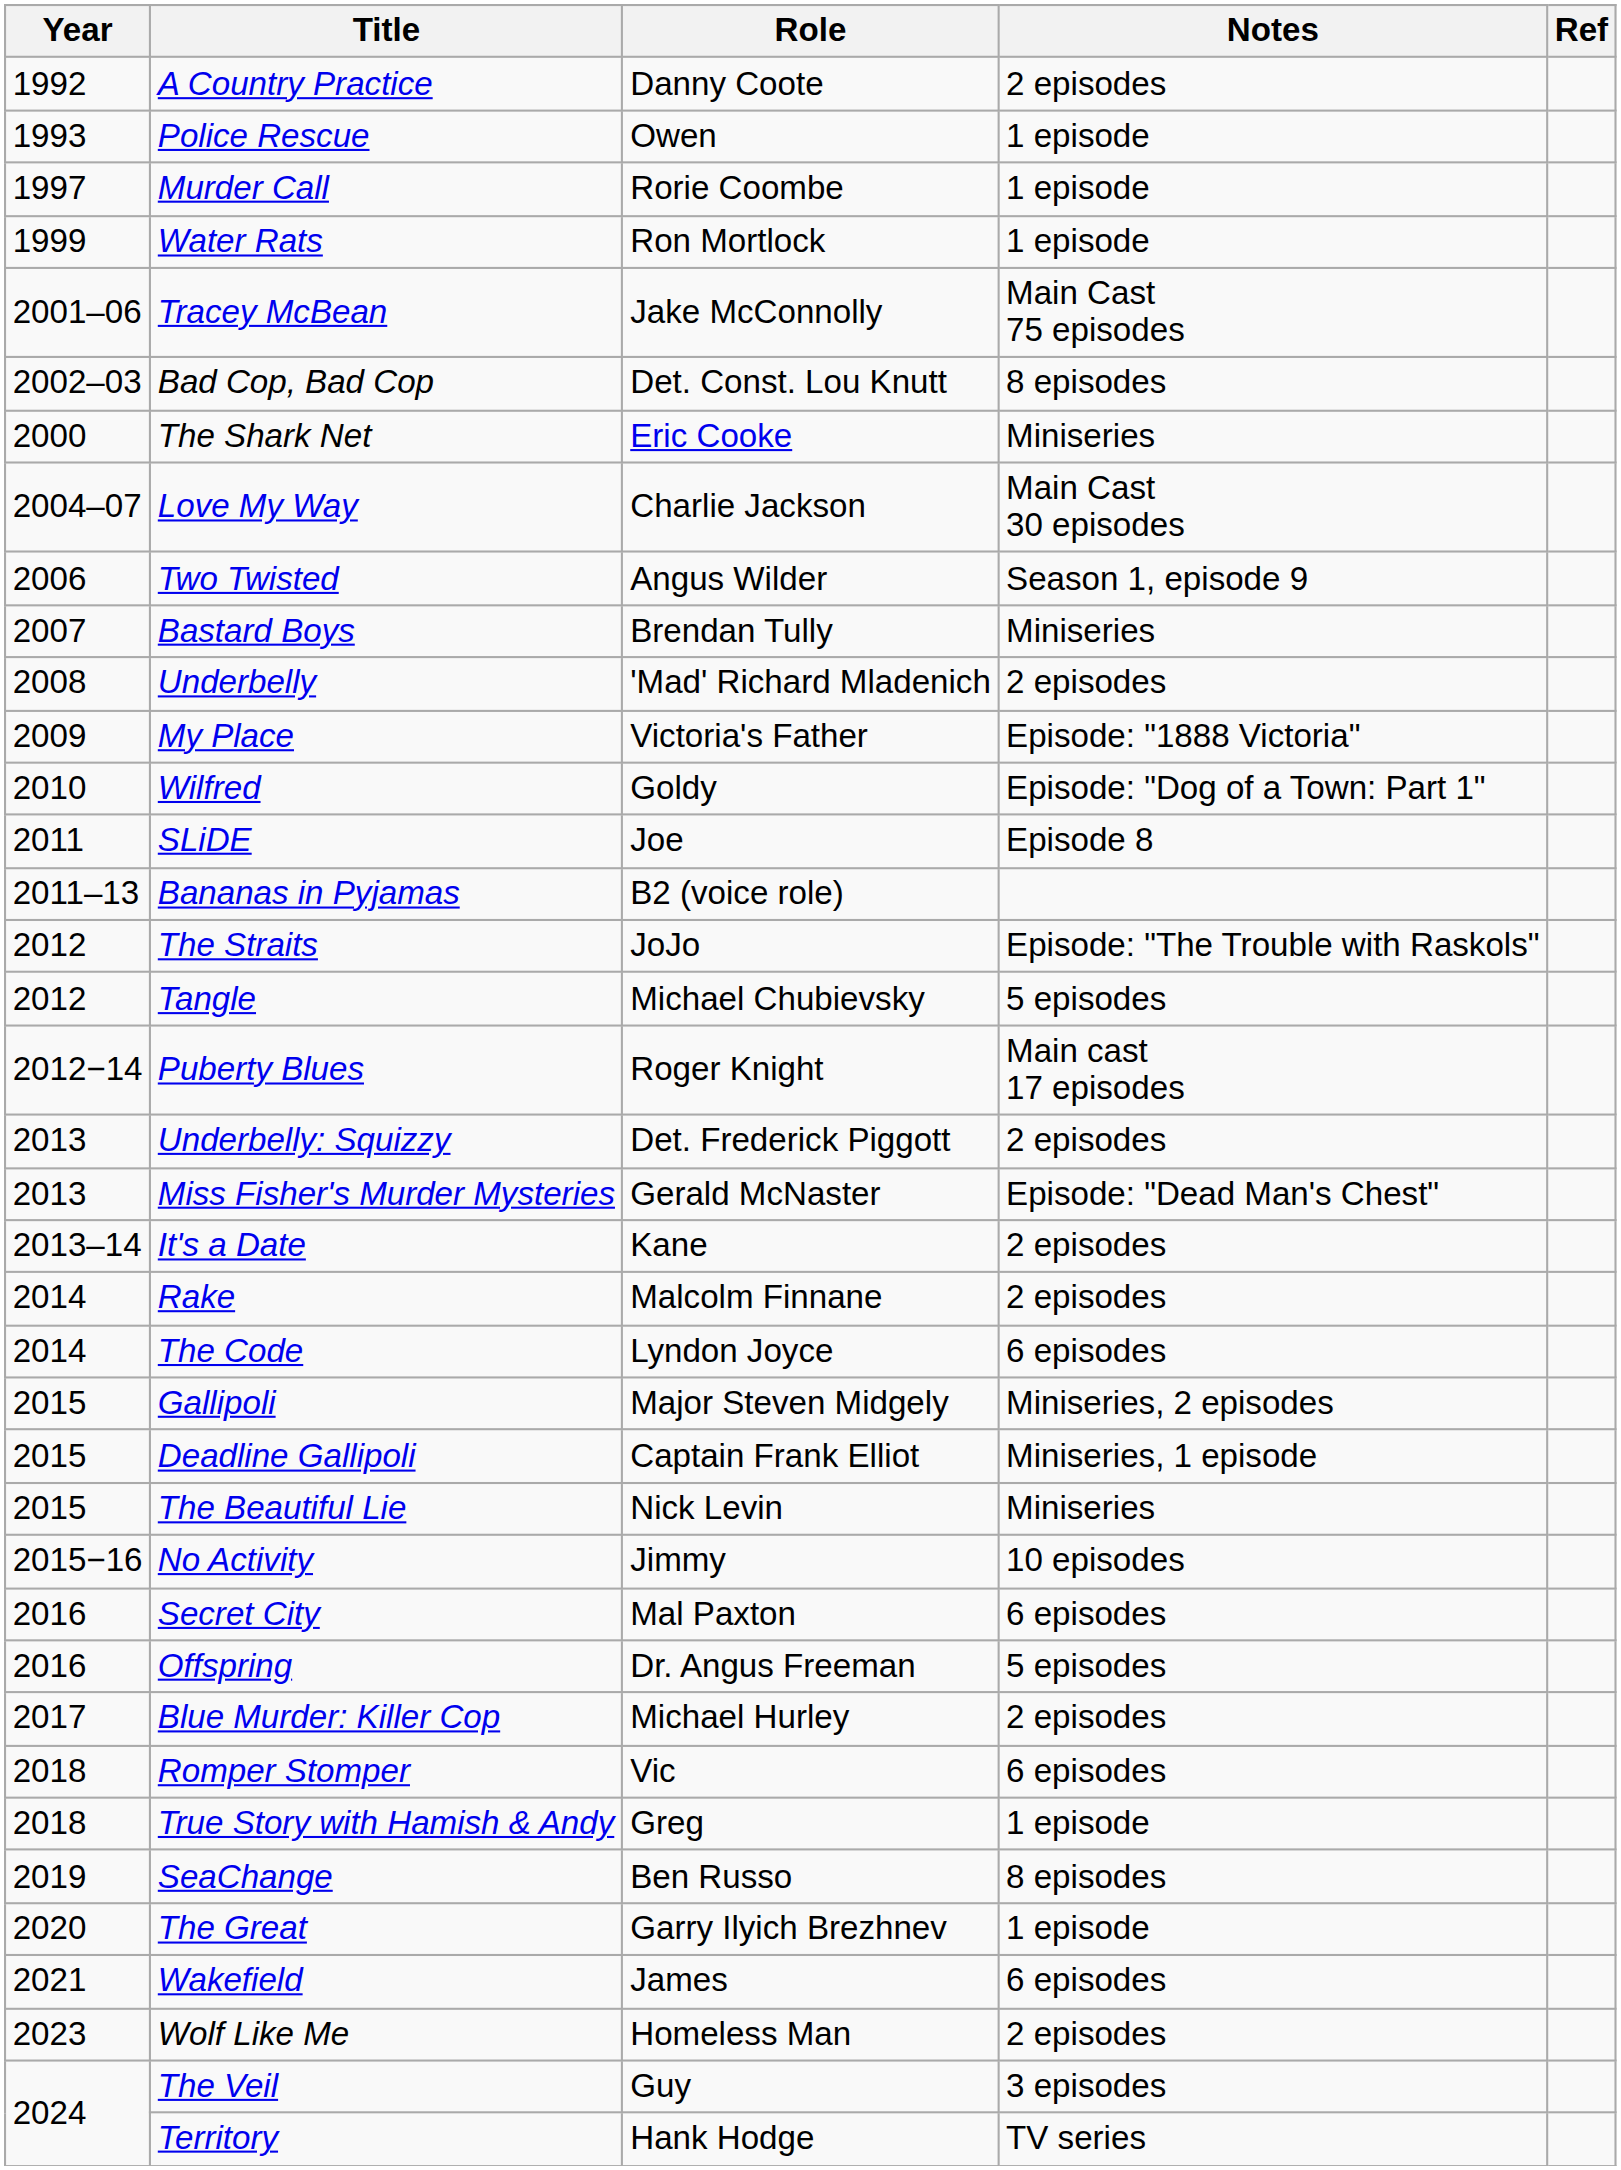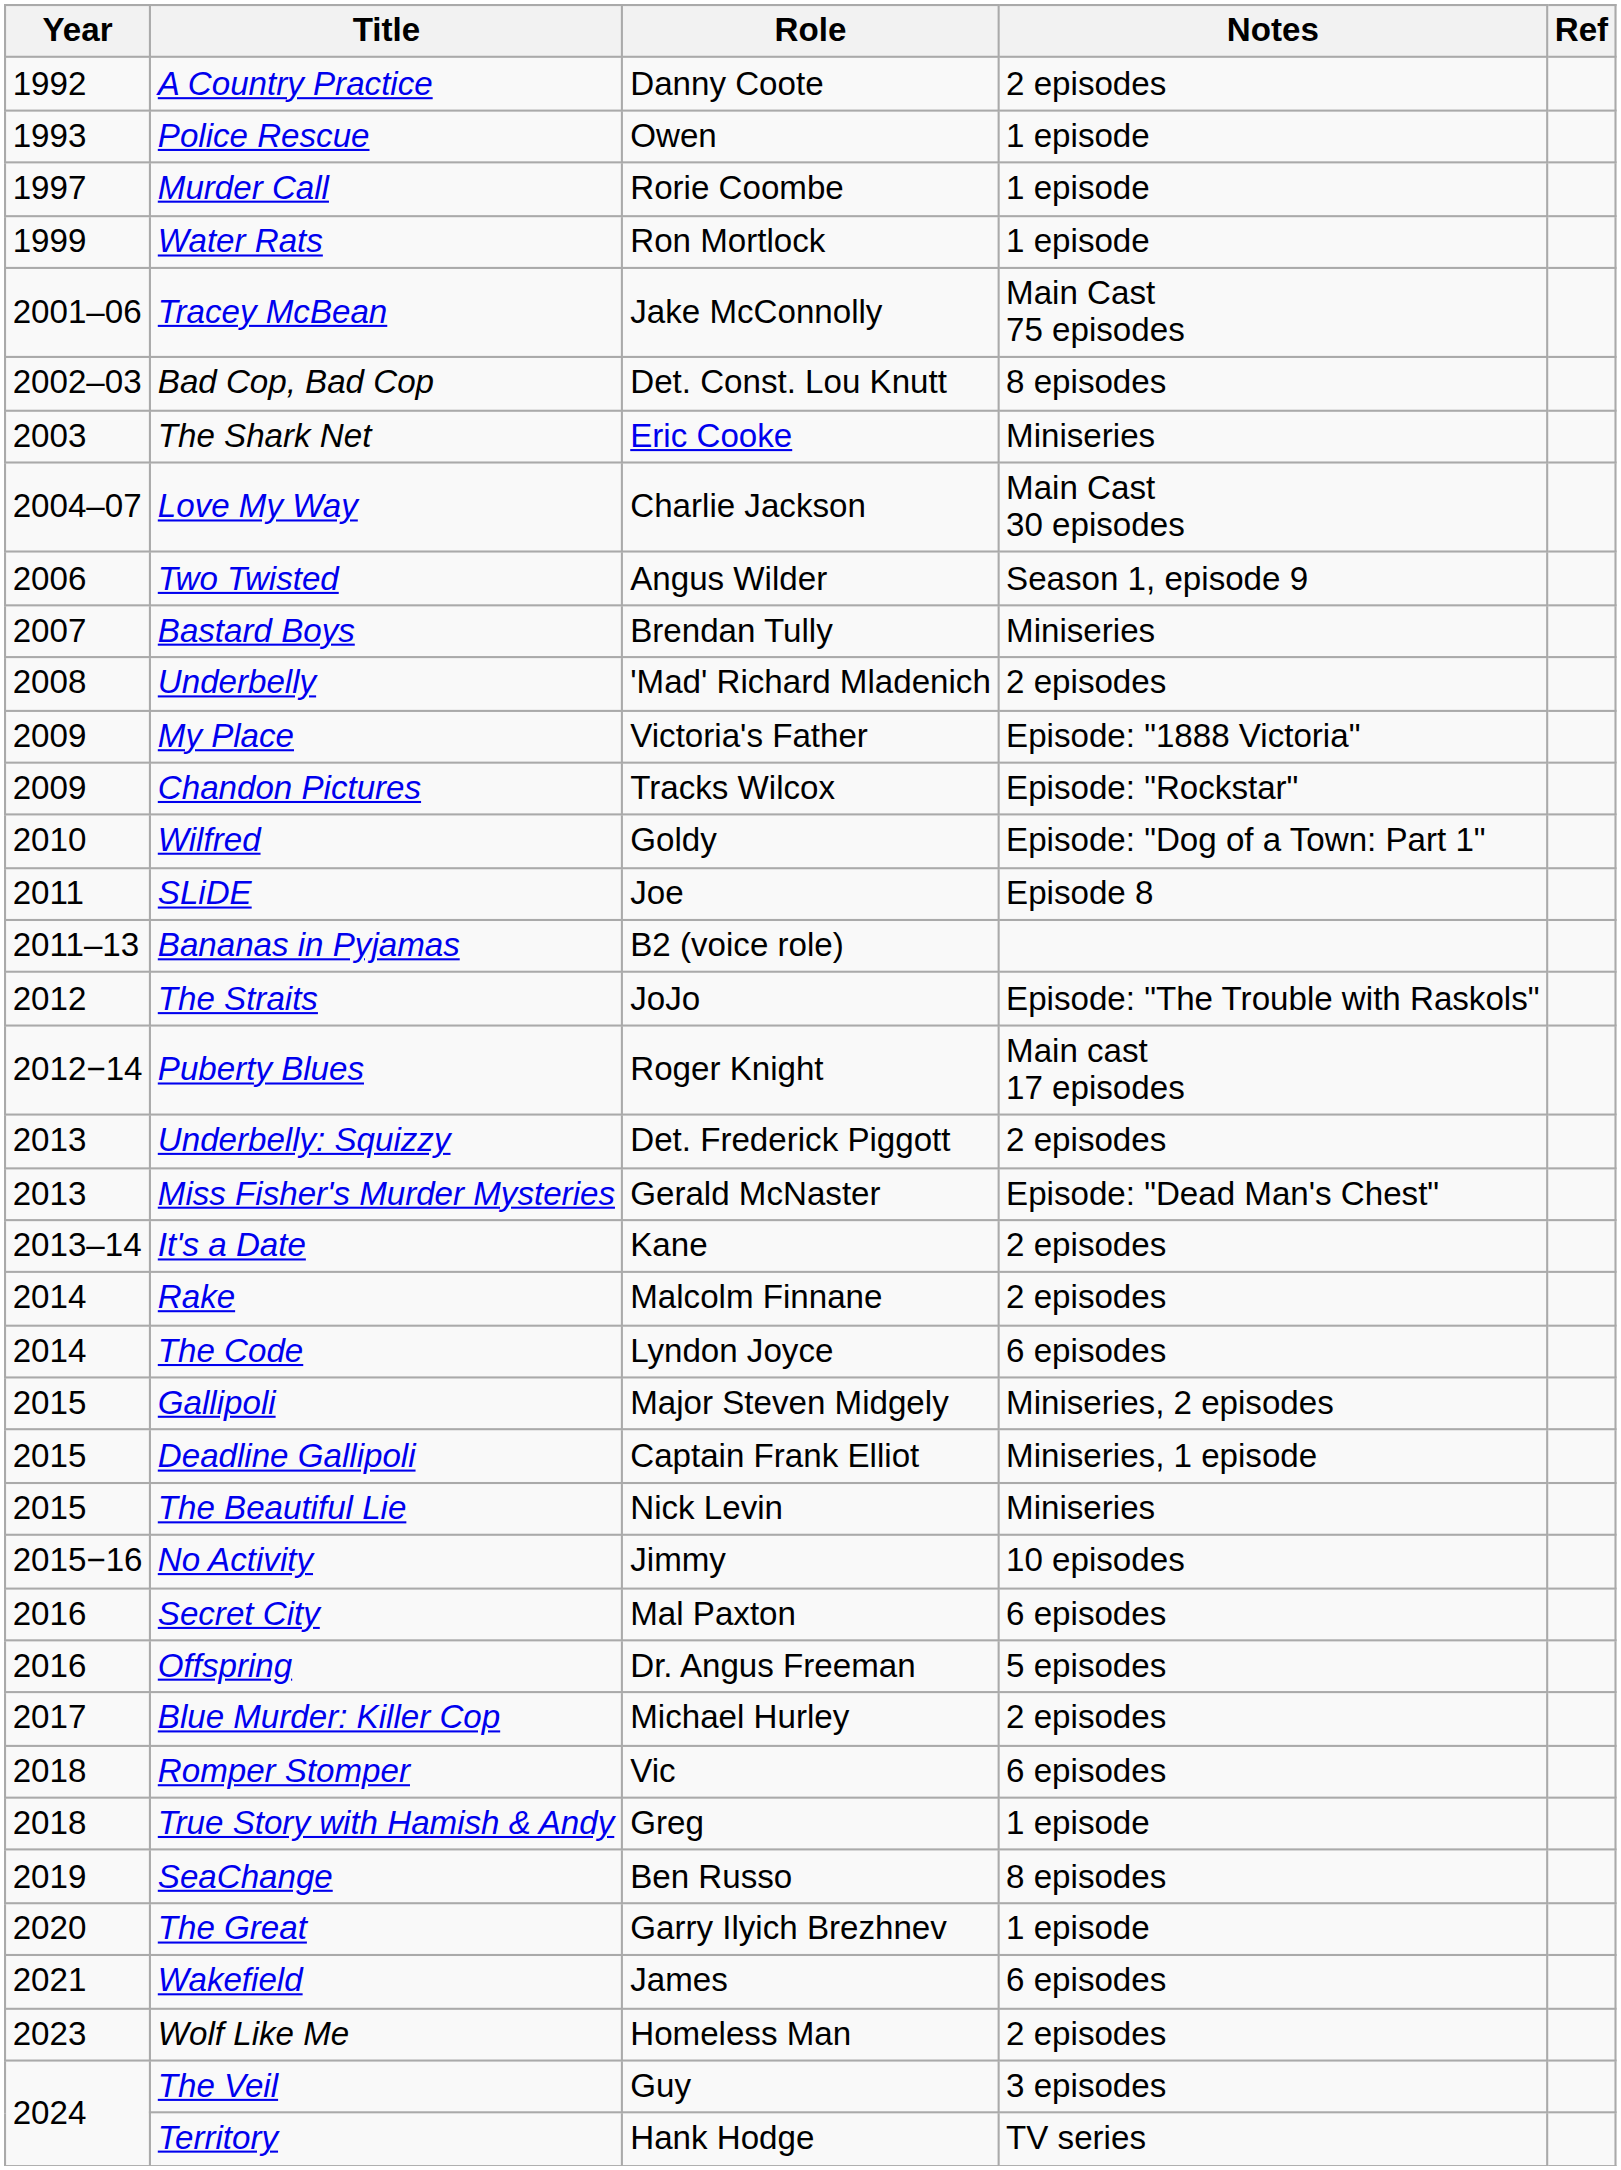(50, 435) 2000 -> (50, 435) 2003
+ row: (289, 788)
- row: (207, 998)
